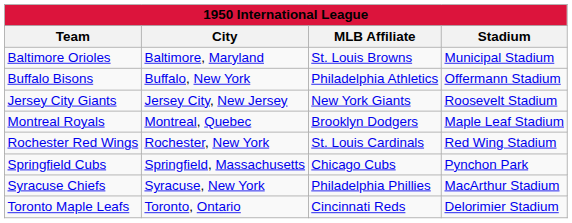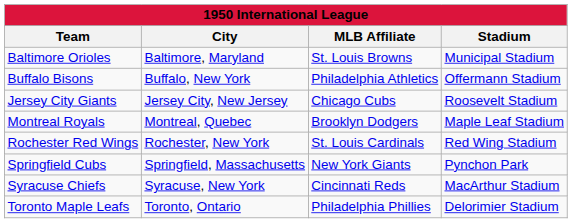(361, 100) New York Giants -> (353, 100) Chicago Cubs
(353, 164) Chicago Cubs -> (361, 164) New York Giants
(371, 185) Philadelphia Phillies -> (358, 185) Cincinnati Reds
(358, 206) Cincinnati Reds -> (371, 206) Philadelphia Phillies
